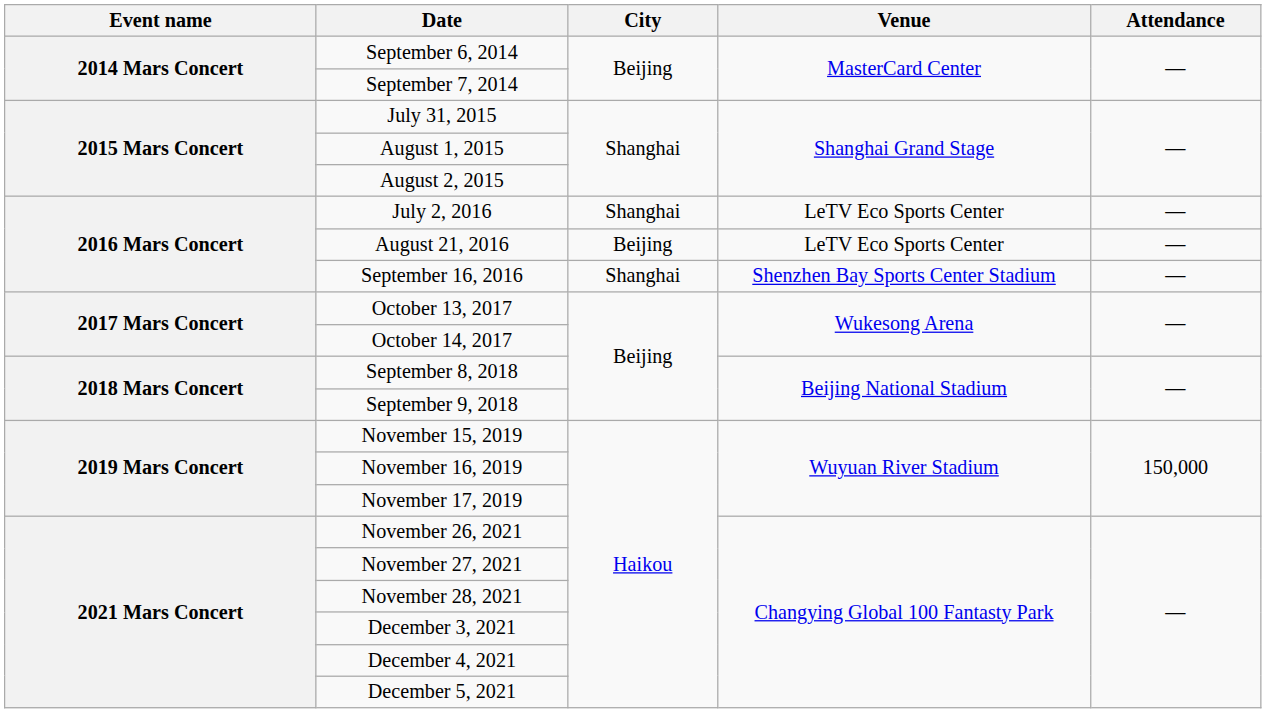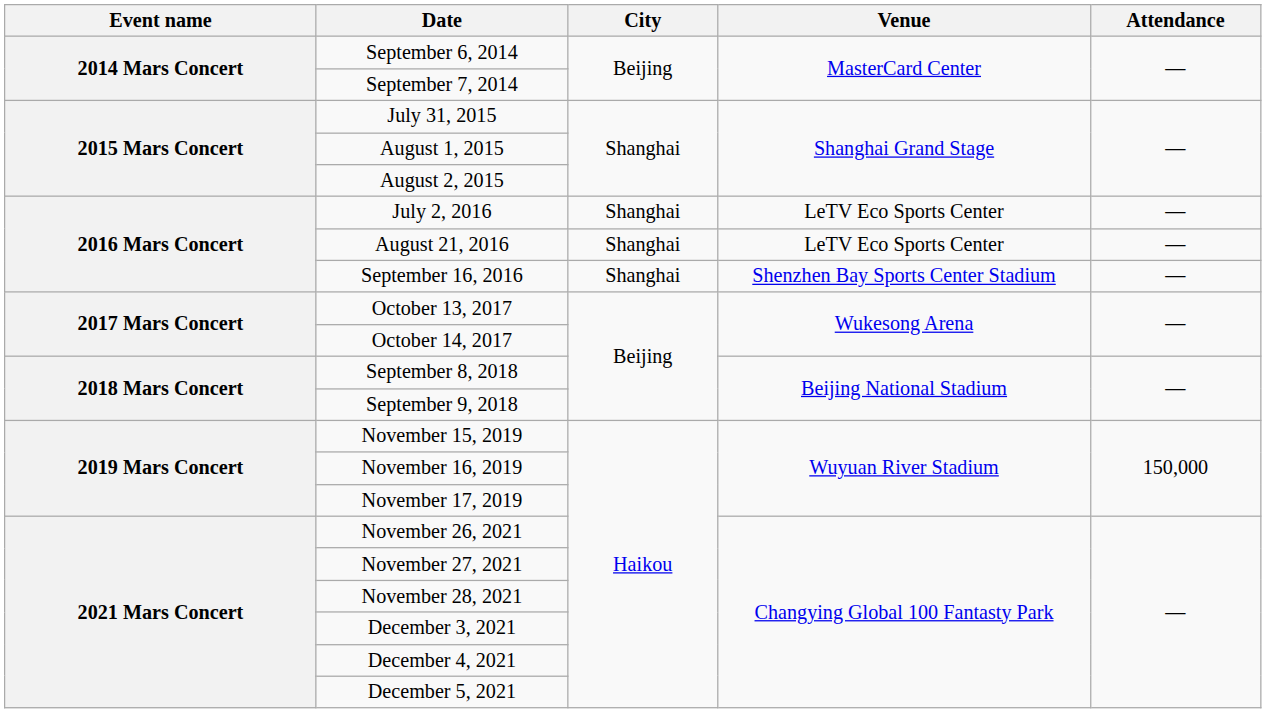(643, 244) Beijing -> (643, 244) Shanghai
